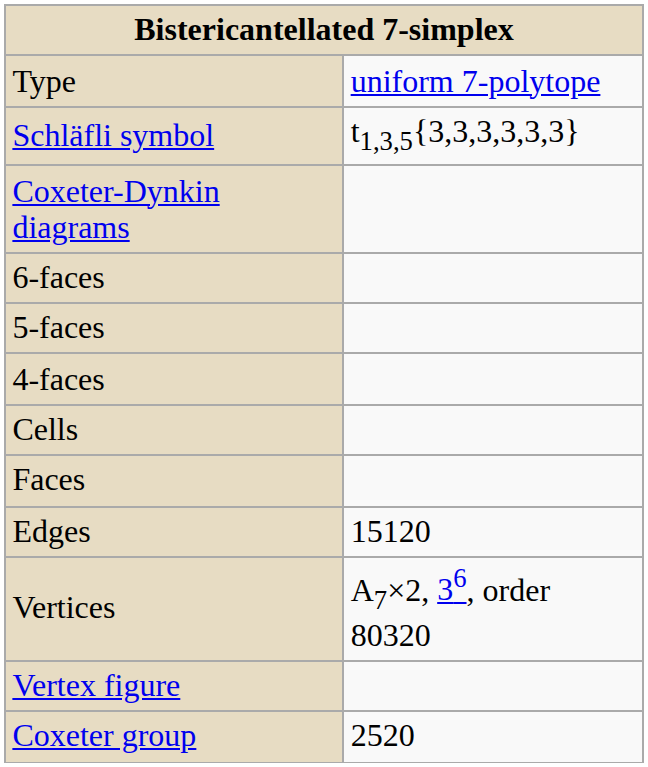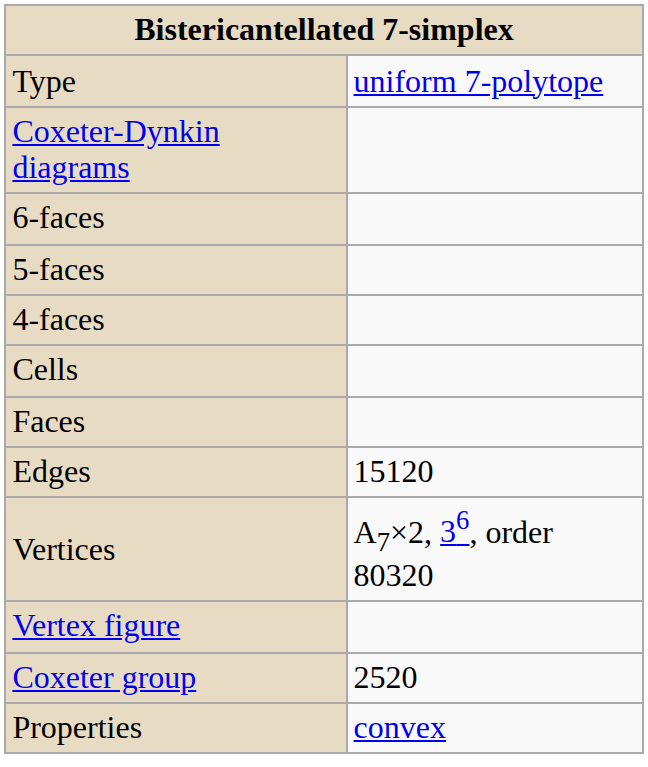- row: (113, 135)
+ row: (77, 727)
